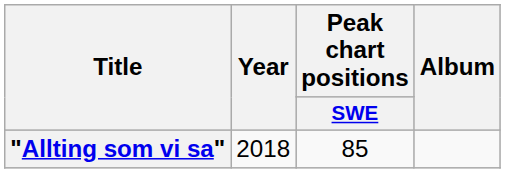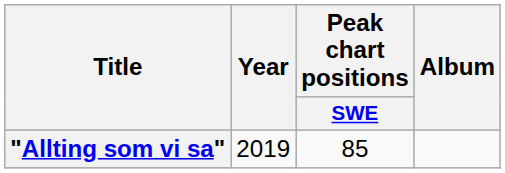(263, 148) 2018 -> (263, 148) 2019
